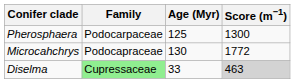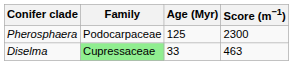(237, 34) 1300 -> (236, 34) 2300
- row: (43, 51)
(234, 69) lightgrey background -> (233, 51) no background
